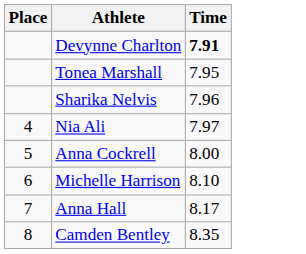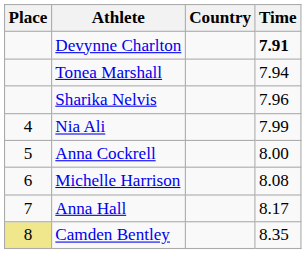+ column: (220, 18)
(204, 72) 7.95 -> (274, 72) 7.94
(204, 126) 7.97 -> (274, 126) 7.99
(204, 180) 8.10 -> (274, 180) 8.08
(28, 235) no background -> (28, 235) khaki background
